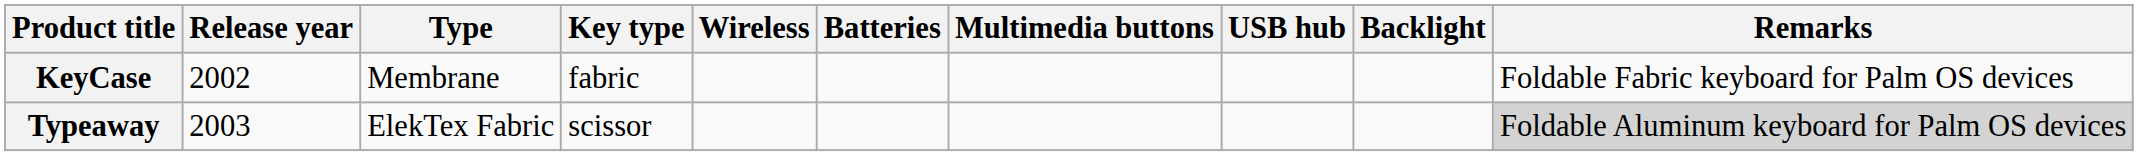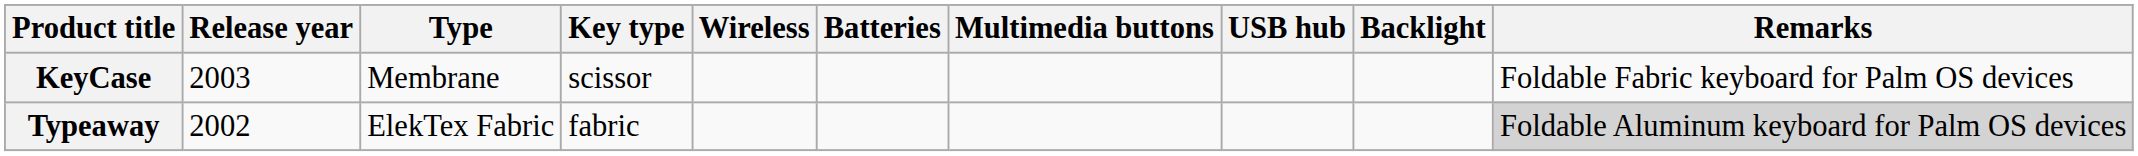(220, 77) 2002 -> (220, 77) 2003
(604, 77) fabric -> (610, 77) scissor
(220, 125) 2003 -> (220, 125) 2002
(610, 125) scissor -> (604, 125) fabric
